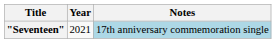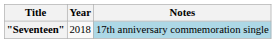(80, 30) 2021 -> (80, 30) 2018
